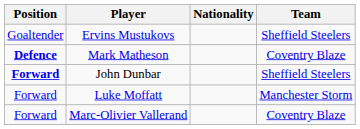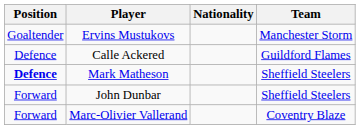(306, 34) Sheffield Steelers -> (306, 34) Manchester Storm
+ row: (128, 54)
(306, 54) Coventry Blaze -> (306, 74) Sheffield Steelers
(35, 74) bold -> (35, 94) normal
- row: (128, 94)
